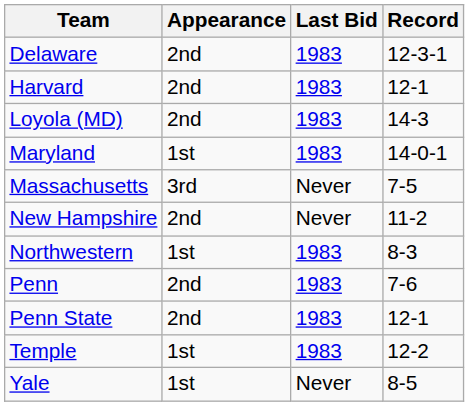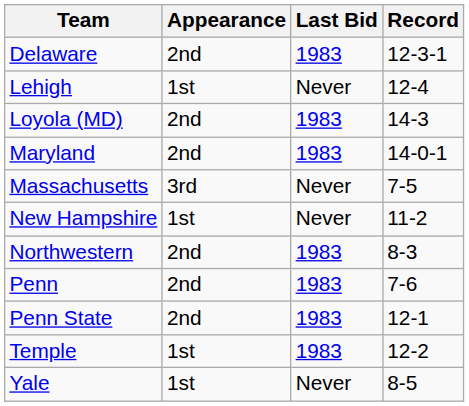- row: (46, 86)
+ row: (41, 86)
(181, 152) 1st -> (184, 152) 2nd
(184, 218) 2nd -> (181, 218) 1st
(181, 251) 1st -> (184, 251) 2nd
